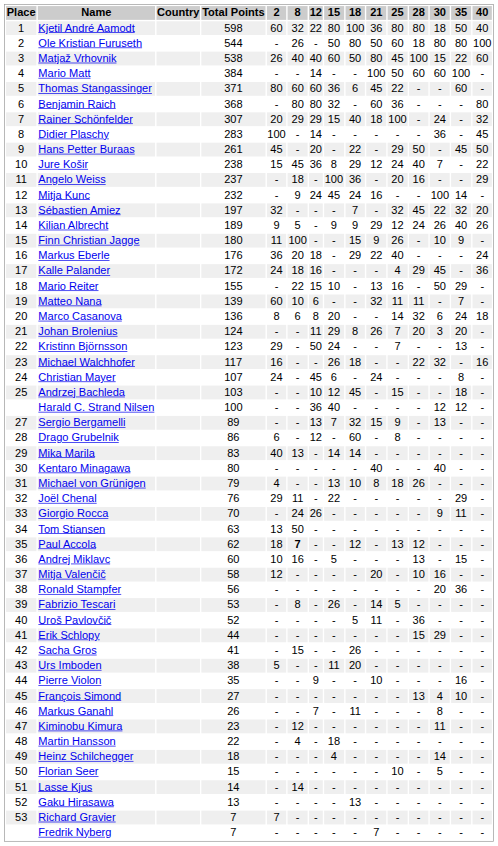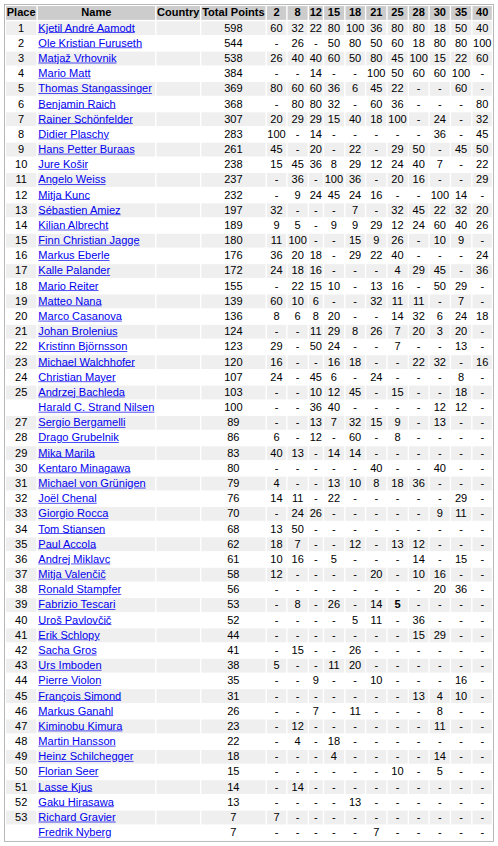(233, 89) 371 -> (233, 89) 369
(298, 180) 18 -> (298, 180) 36
(440, 225) 26 -> (440, 225) 60
(233, 362) 117 -> (233, 362) 120
(334, 362) 26 -> (334, 362) 16
(419, 483) 26 -> (419, 483) 36
(277, 498) 29 -> (277, 498) 14
(233, 529) 63 -> (233, 529) 68
(298, 544) bold -> (298, 544) normal
(233, 559) 60 -> (233, 559) 61
(419, 559) 13 -> (419, 559) 14
(397, 605) normal -> (397, 605) bold
(233, 696) 27 -> (233, 696) 31
